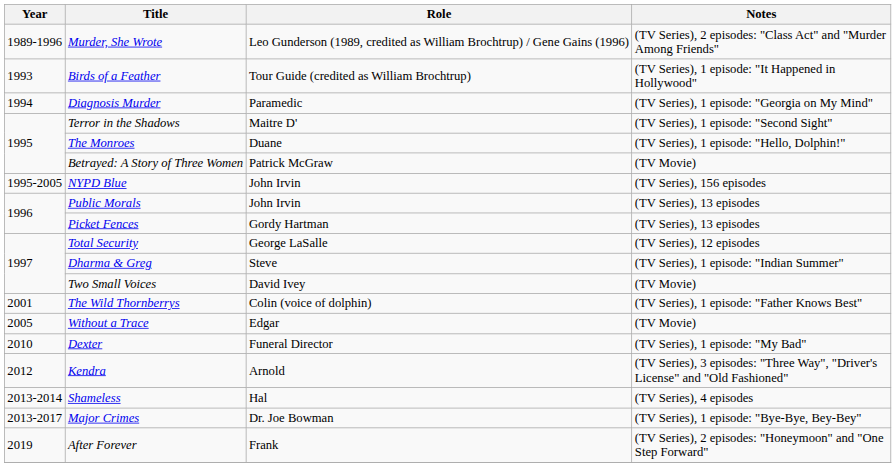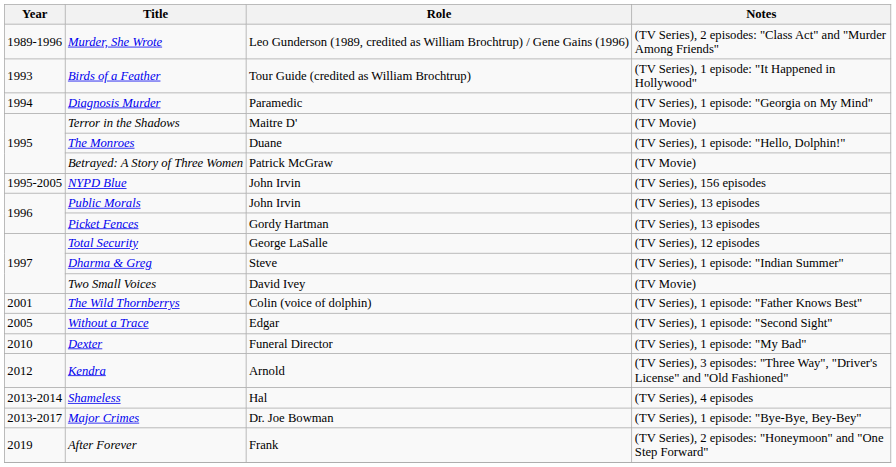(734, 123) (TV Series), 1 episode: "Second Sight" -> (665, 123) (TV Movie)
(665, 323) (TV Movie) -> (734, 323) (TV Series), 1 episode: "Second Sight"
